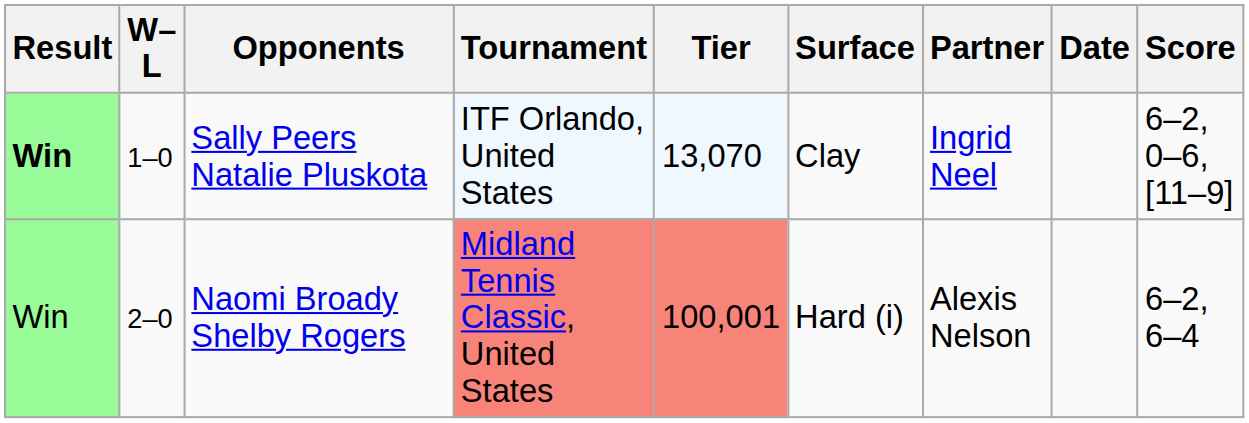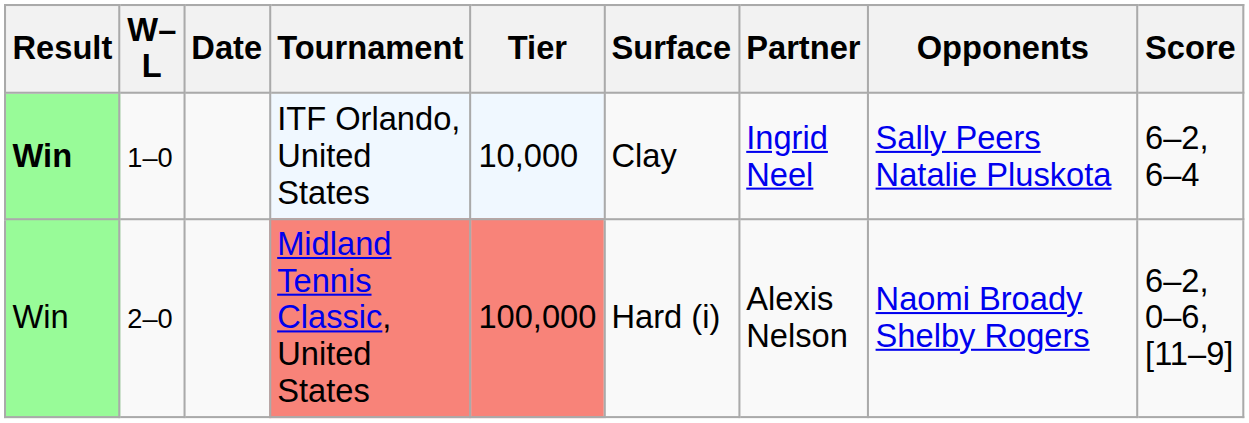columns swapped: (1095, 48) <-> (319, 48)
(712, 155) 13,070 -> (528, 155) 10,000
(1189, 155) 6–2, 0–6, [11–9] -> (1177, 155) 6–2, 6–4
(721, 317) 100,001 -> (537, 317) 100,000
(1177, 317) 6–2, 6–4 -> (1189, 317) 6–2, 0–6, [11–9]
